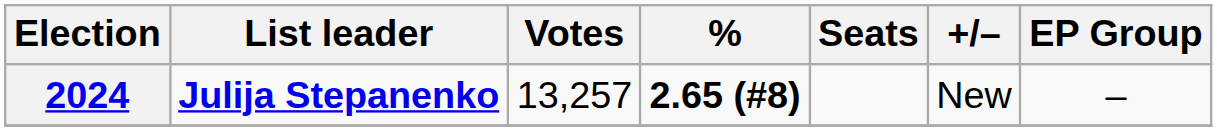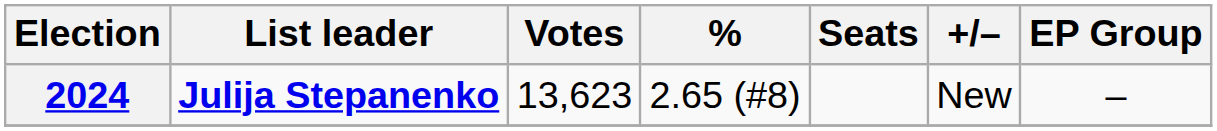(574, 94) 13,257 -> (574, 94) 13,623
(725, 94) bold -> (725, 94) normal
